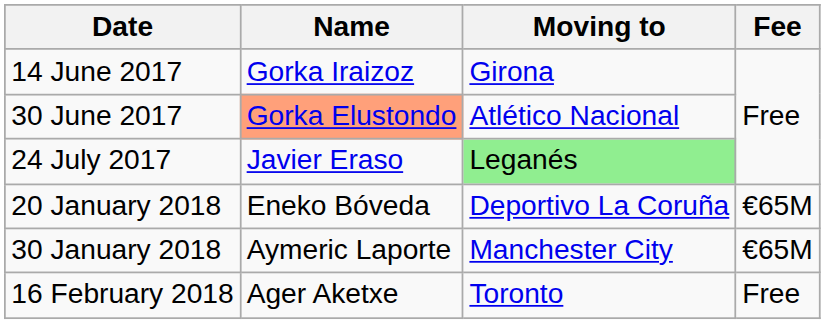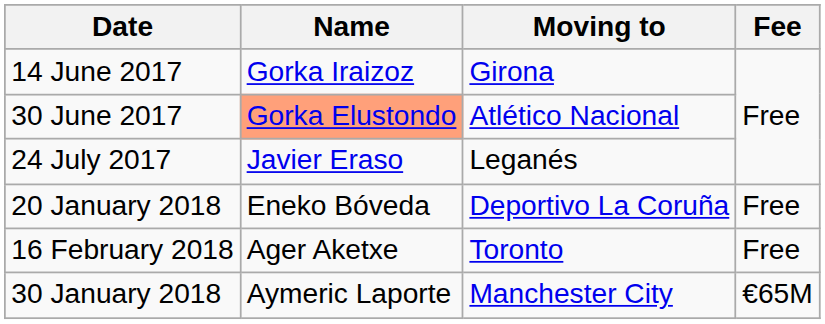(523, 160) lightgreen background -> (523, 160) no background
(777, 205) €65M -> (771, 205) Free
rows swapped: (116, 250) <-> (123, 294)
